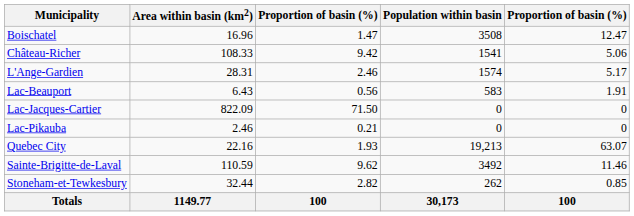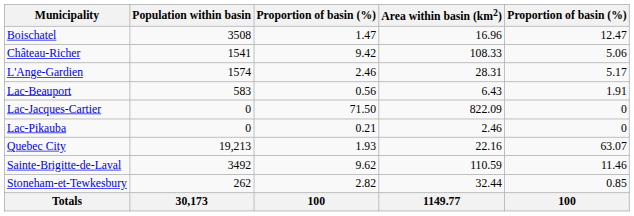columns swapped: (193, 15) <-> (442, 15)
